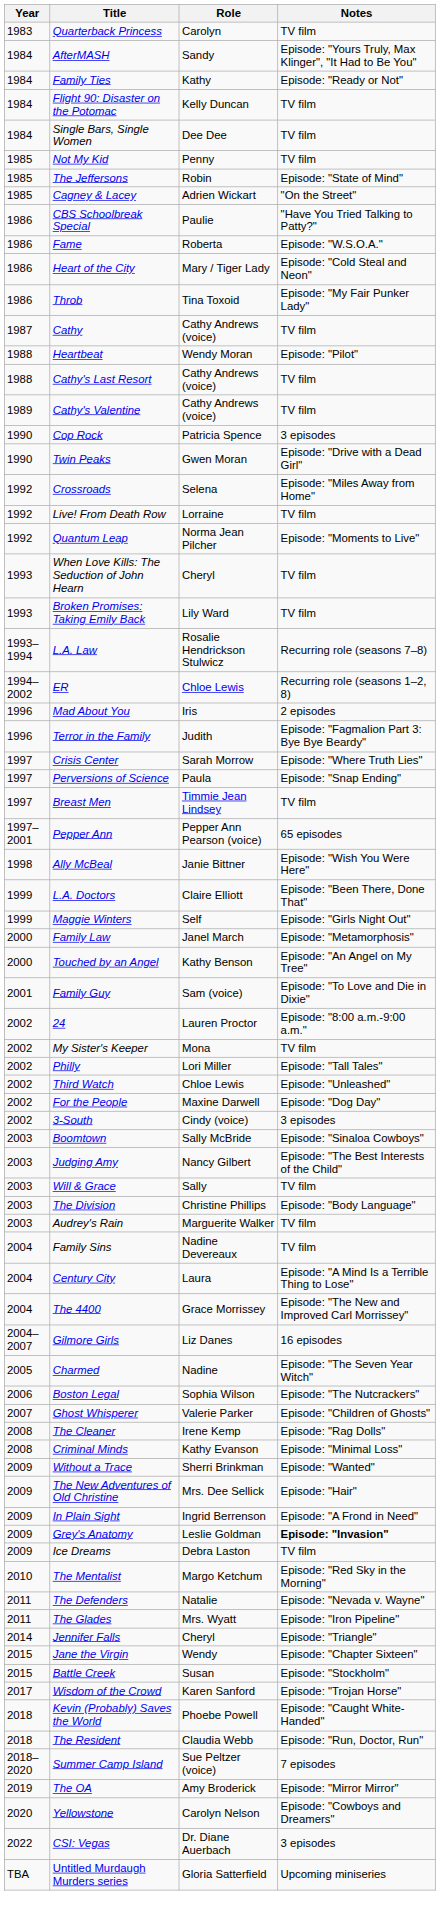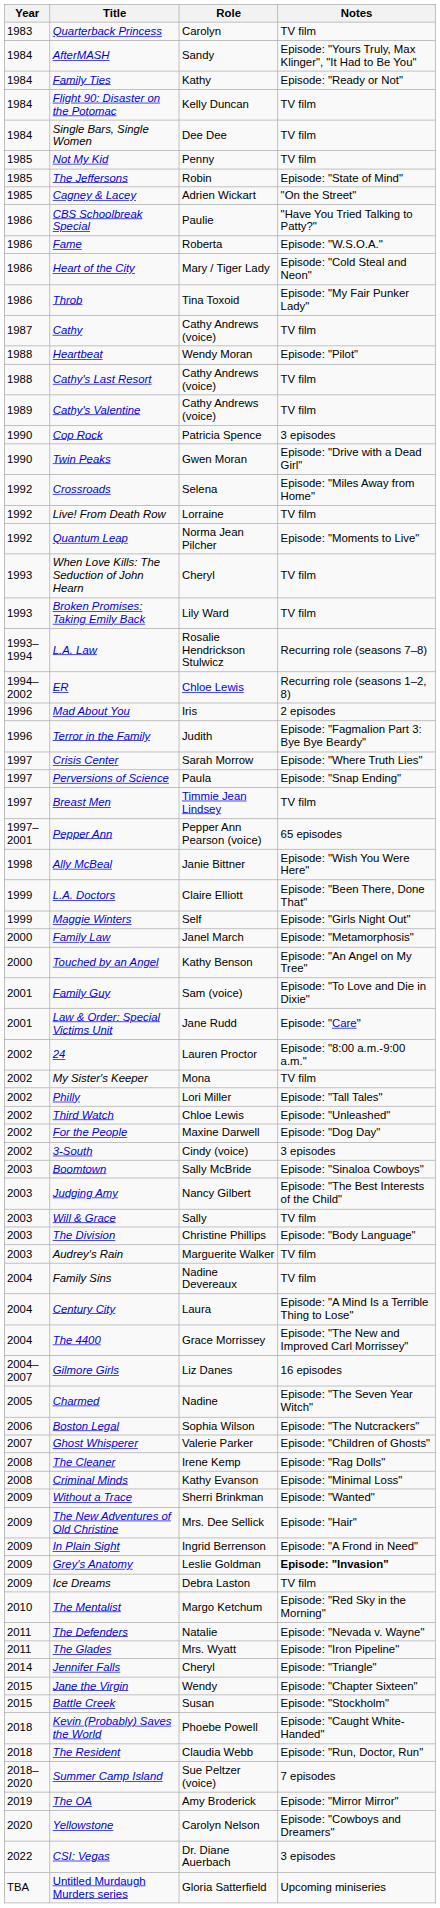+ row: (106, 1024)
- row: (107, 1691)
